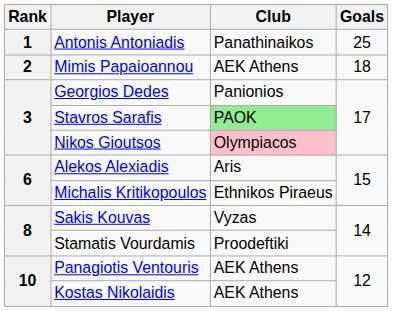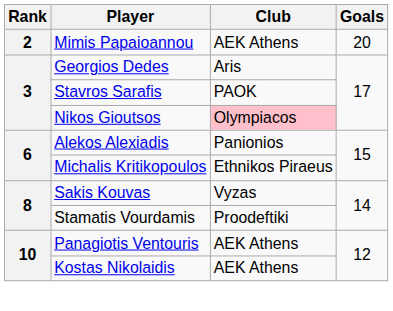- row: (119, 42)
(362, 67) 18 -> (362, 42) 20
(249, 92) Panionios -> (227, 67) Aris
(235, 117) lightgreen background -> (235, 92) no background
(227, 167) Aris -> (249, 142) Panionios
